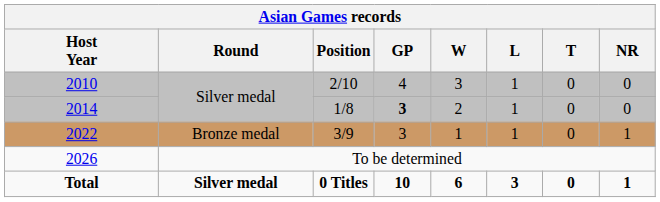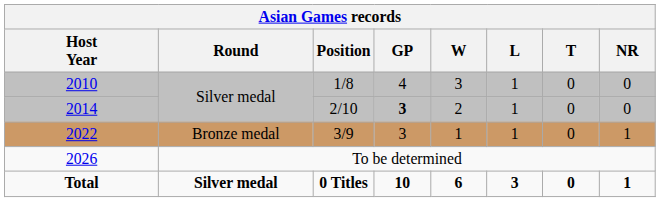(344, 84) 2/10 -> (344, 84) 1/8
(344, 109) 1/8 -> (344, 109) 2/10
